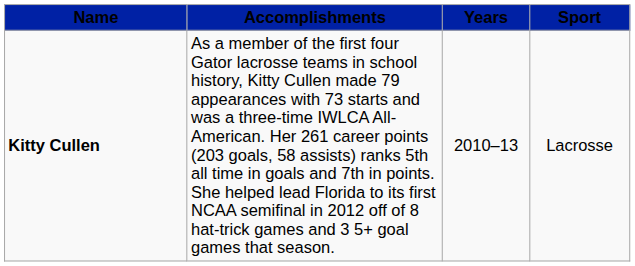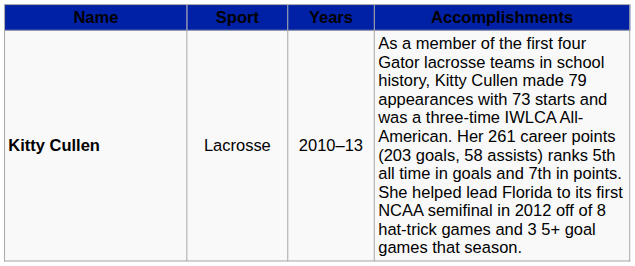columns swapped: (580, 17) <-> (315, 17)
